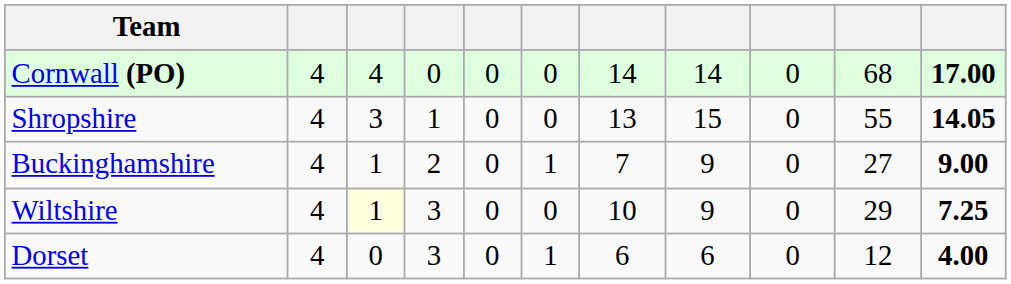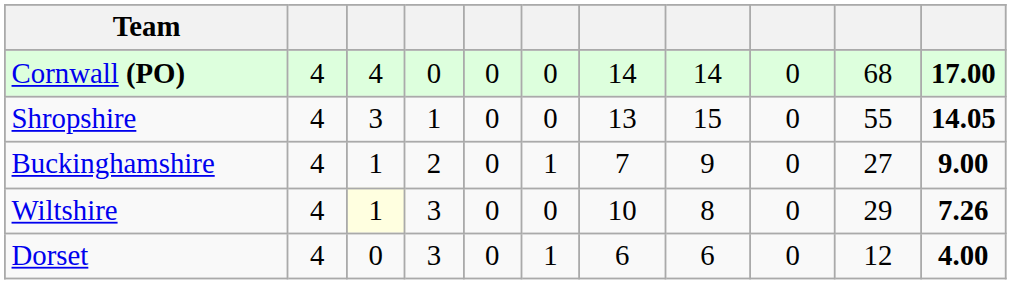(707, 210) 9 -> (707, 210) 8
(963, 210) 7.25 -> (963, 210) 7.26
